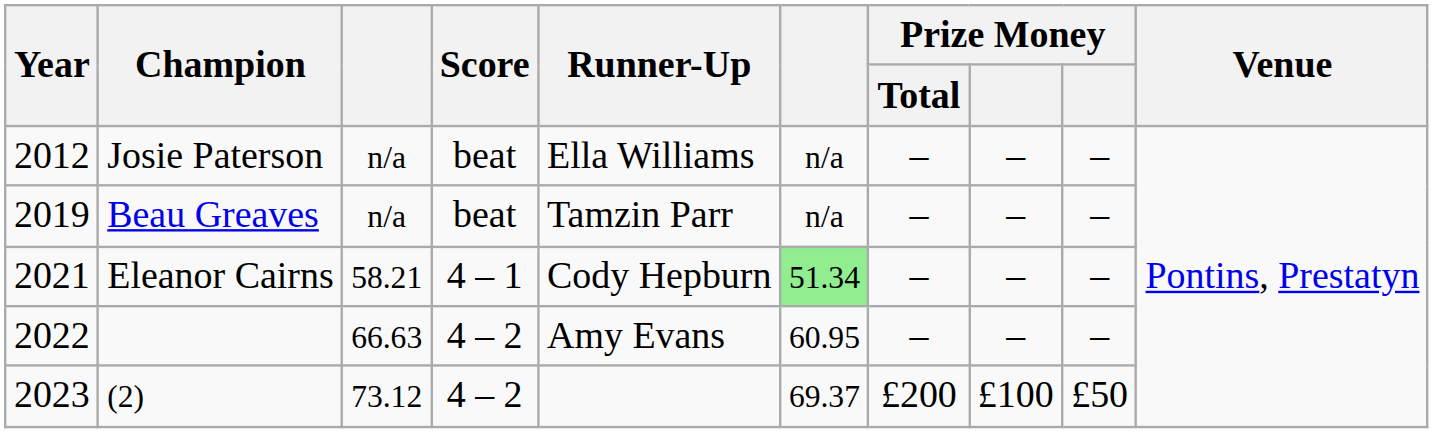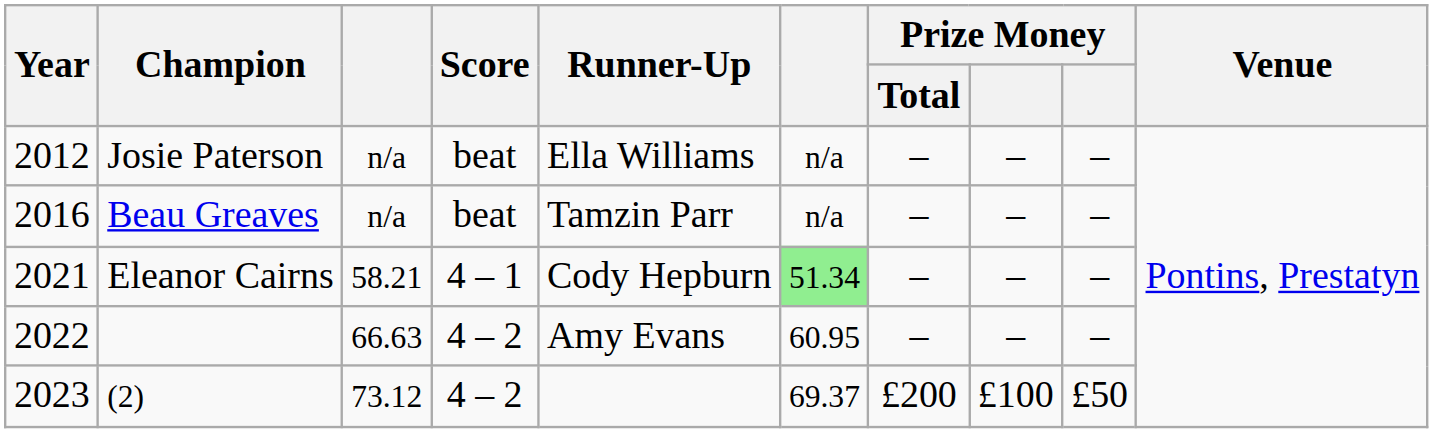(52, 214) 2019 -> (52, 214) 2016
